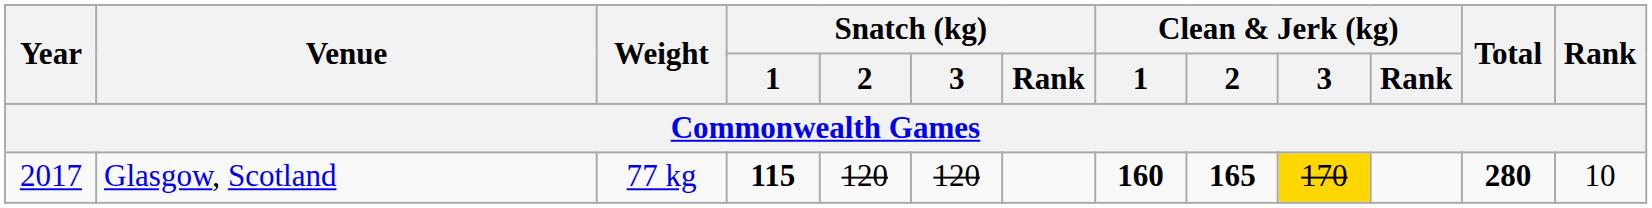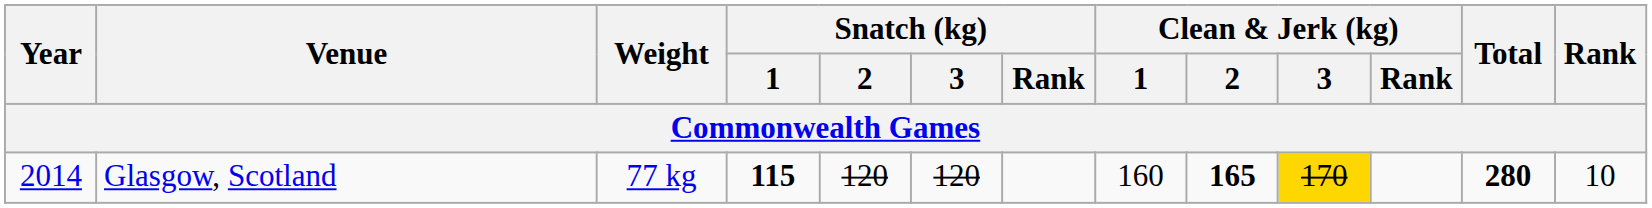(51, 176) 2017 -> (51, 176) 2014
(1140, 176) bold -> (1140, 176) normal
